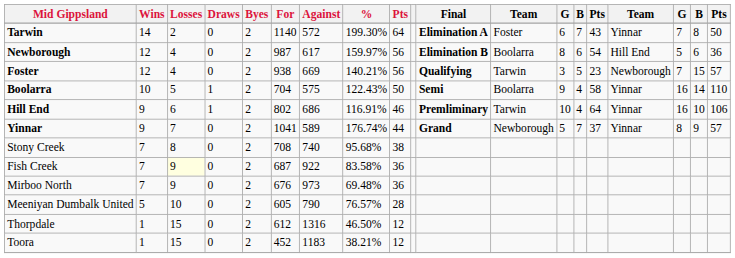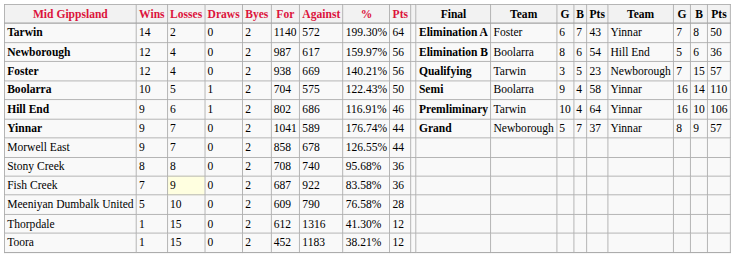+ row: (38, 147)
(142, 147) 7 -> (142, 166) 8
(398, 147) 38 -> (398, 166) 36
- row: (39, 185)
(282, 204) 605 -> (282, 204) 609
(364, 204) 76.57% -> (364, 204) 76.58%
(364, 223) 46.50% -> (364, 223) 41.30%
